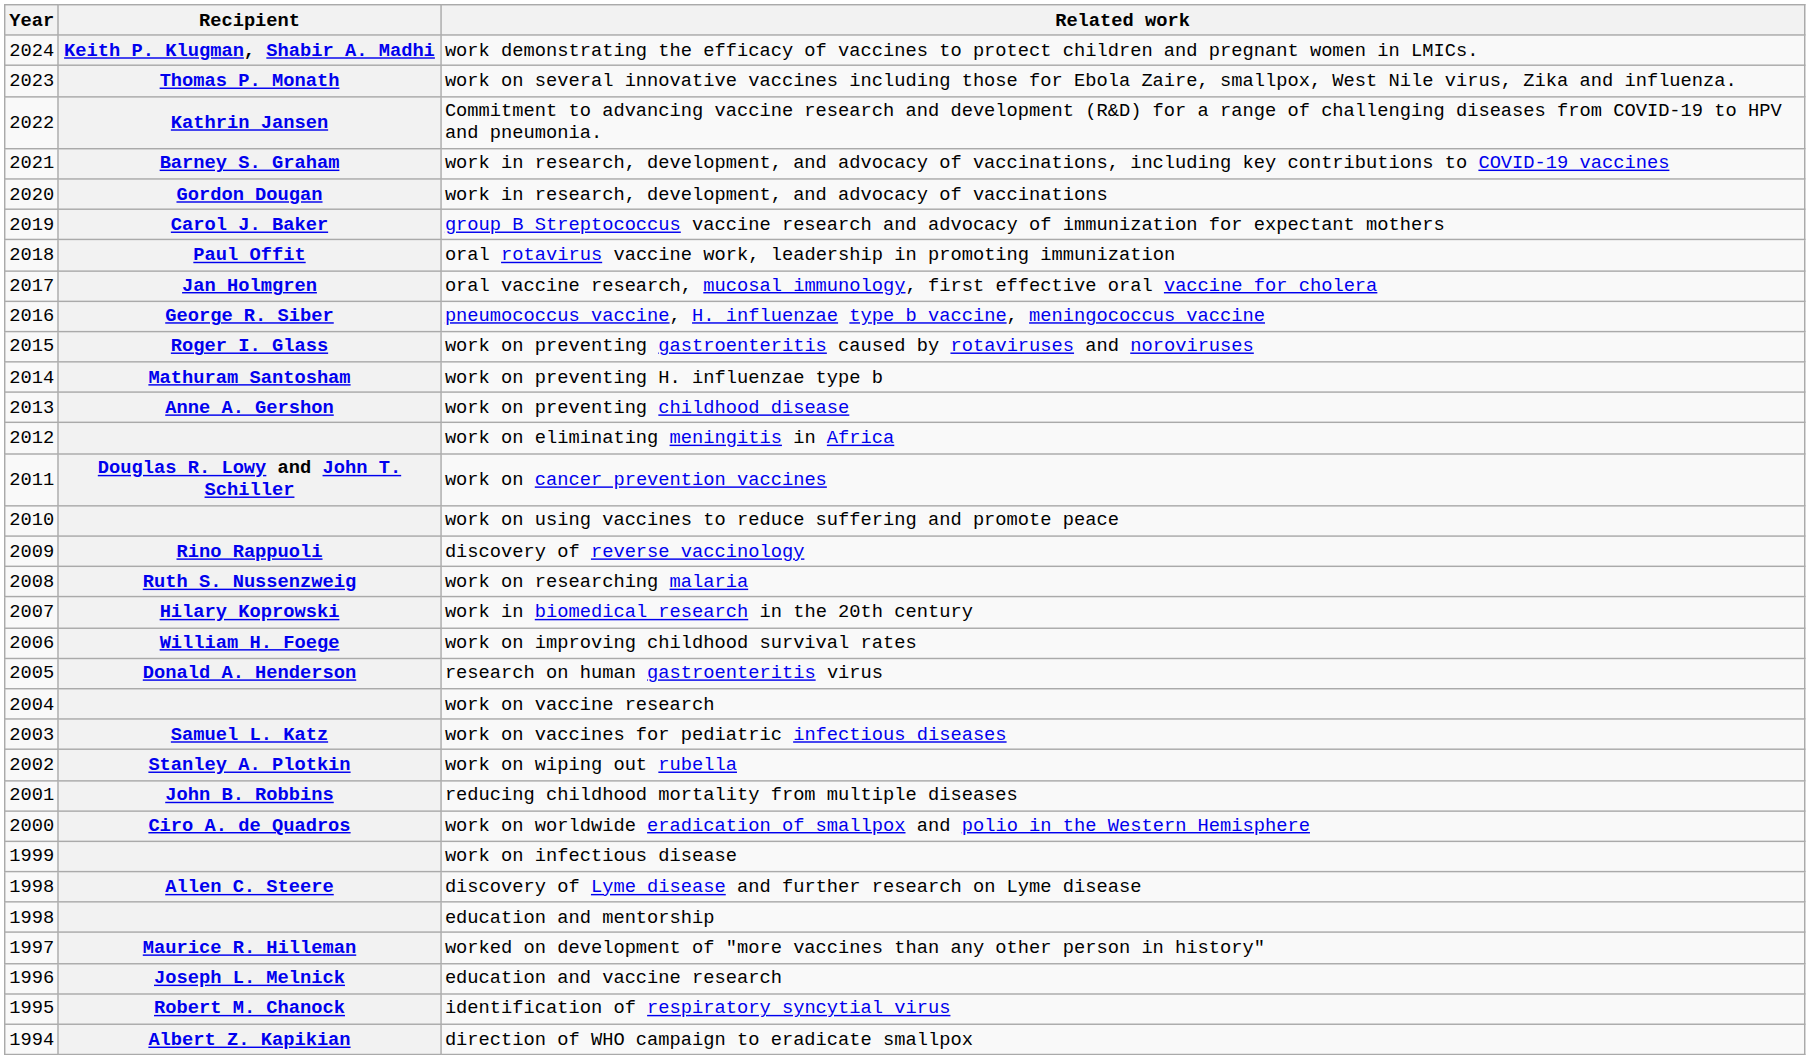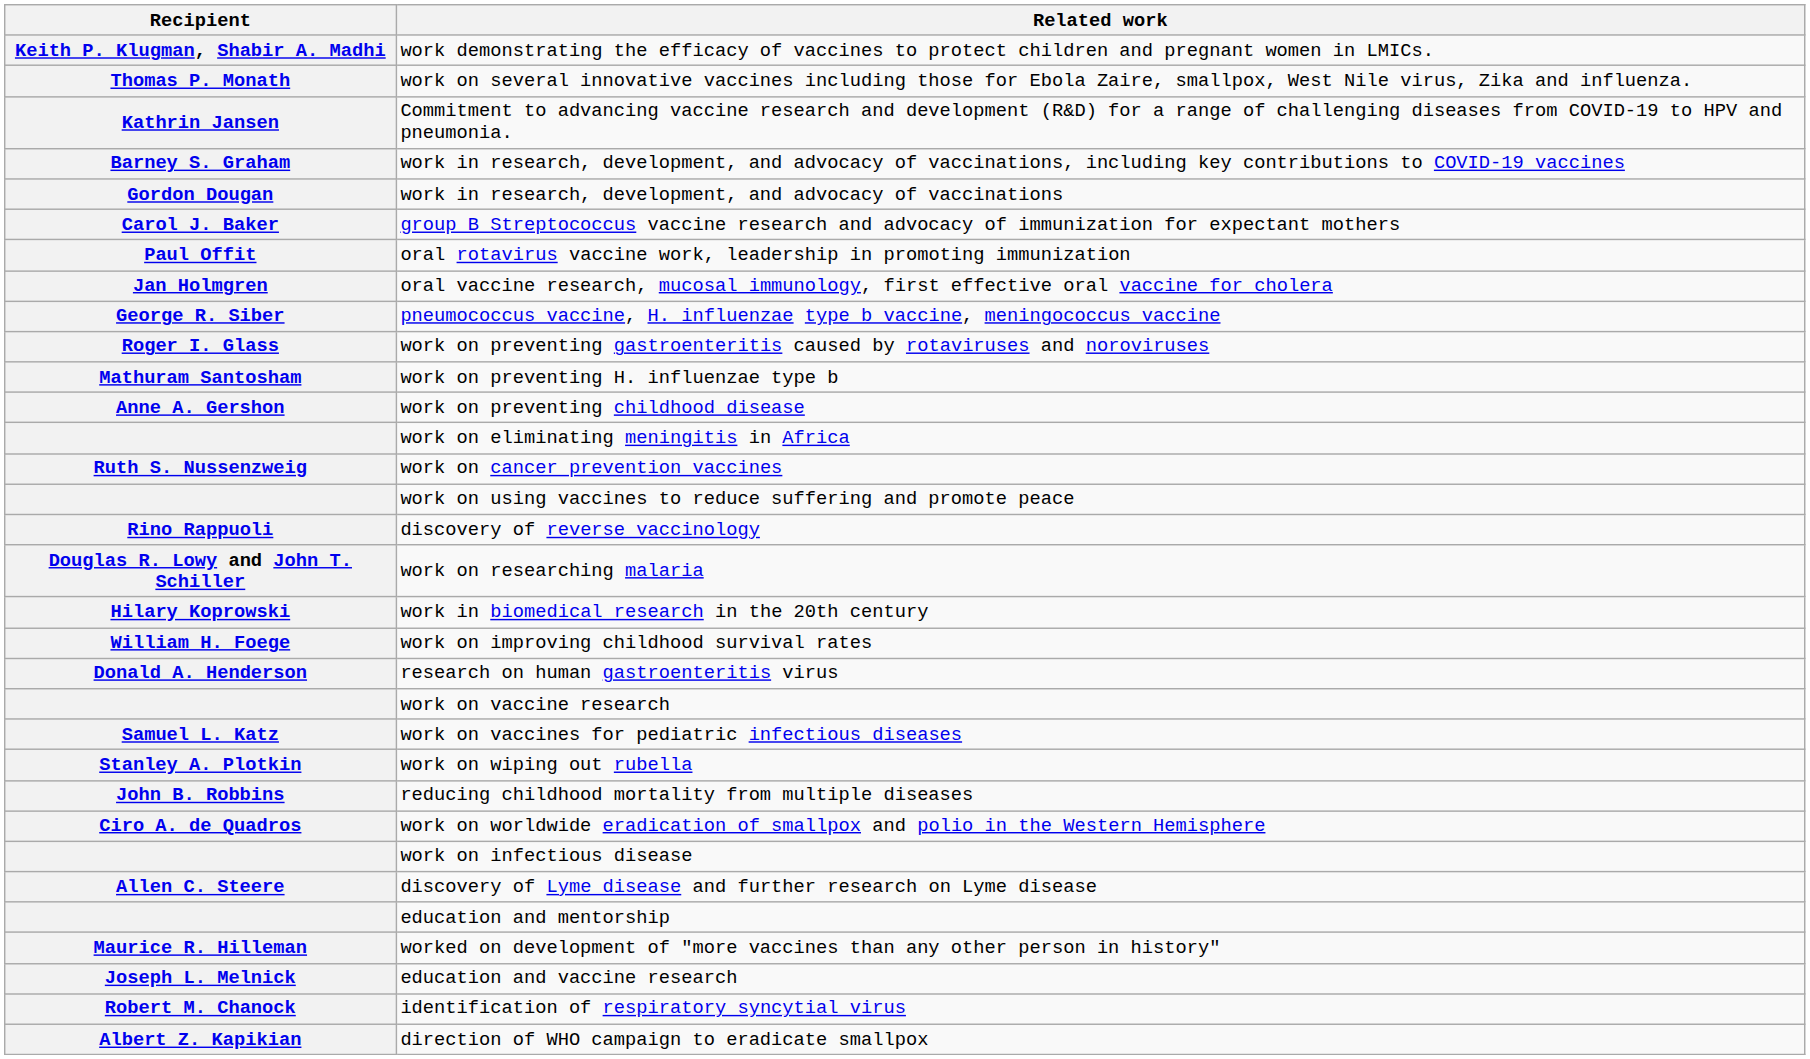- column: (32, 20)
(249, 480) Douglas R. Lowy and John T. Schiller -> (200, 469) Ruth S. Nussenzweig
(250, 582) Ruth S. Nussenzweig -> (200, 571) Douglas R. Lowy and John T. Schiller
